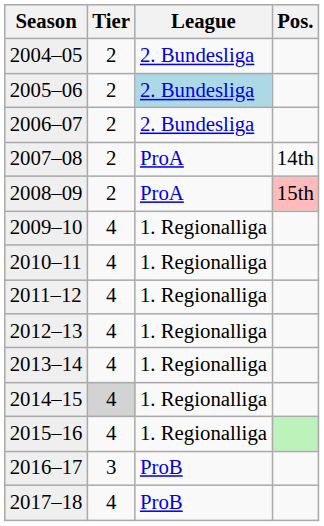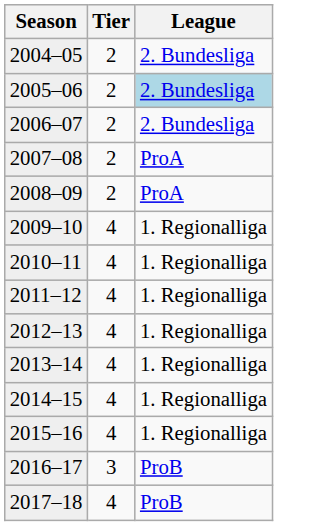- column: (295, 21)
(111, 398) lightgrey background -> (111, 398) no background
